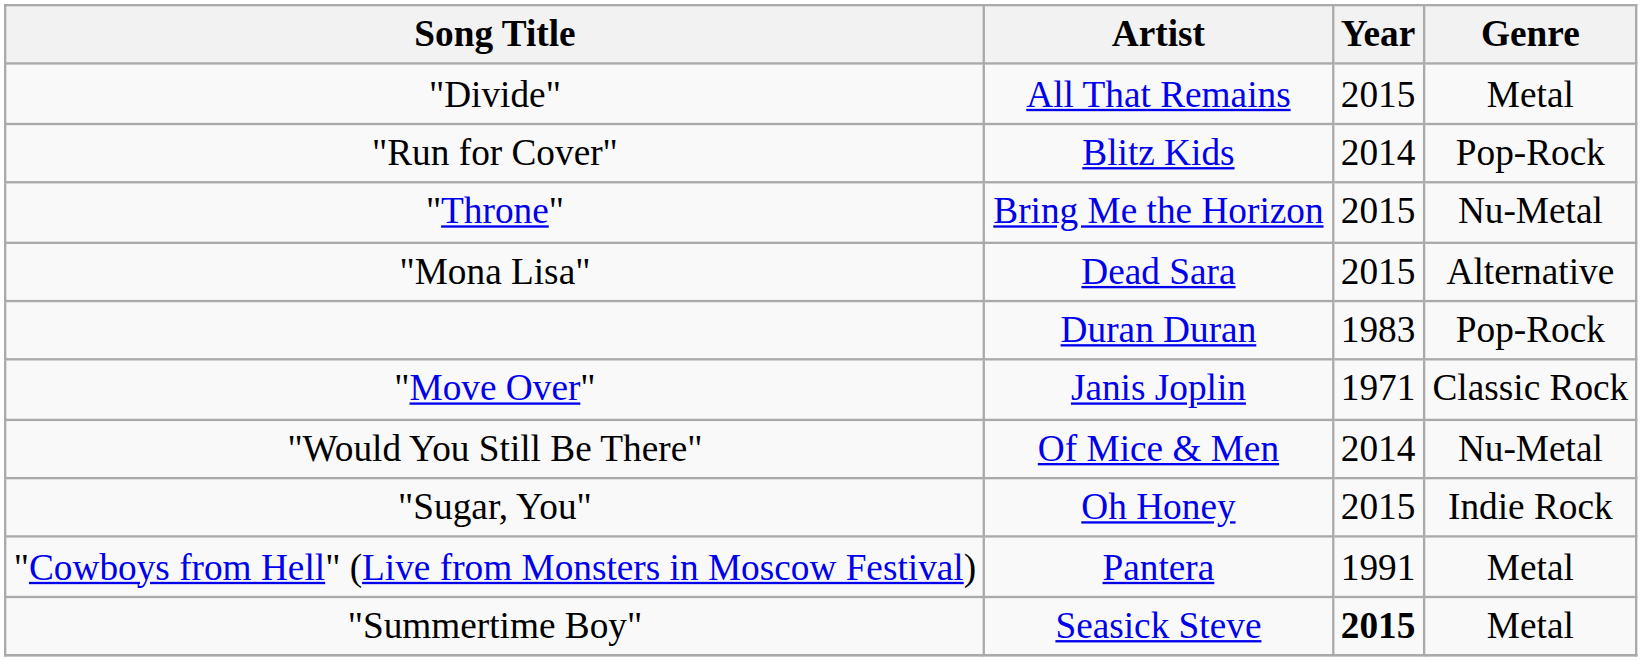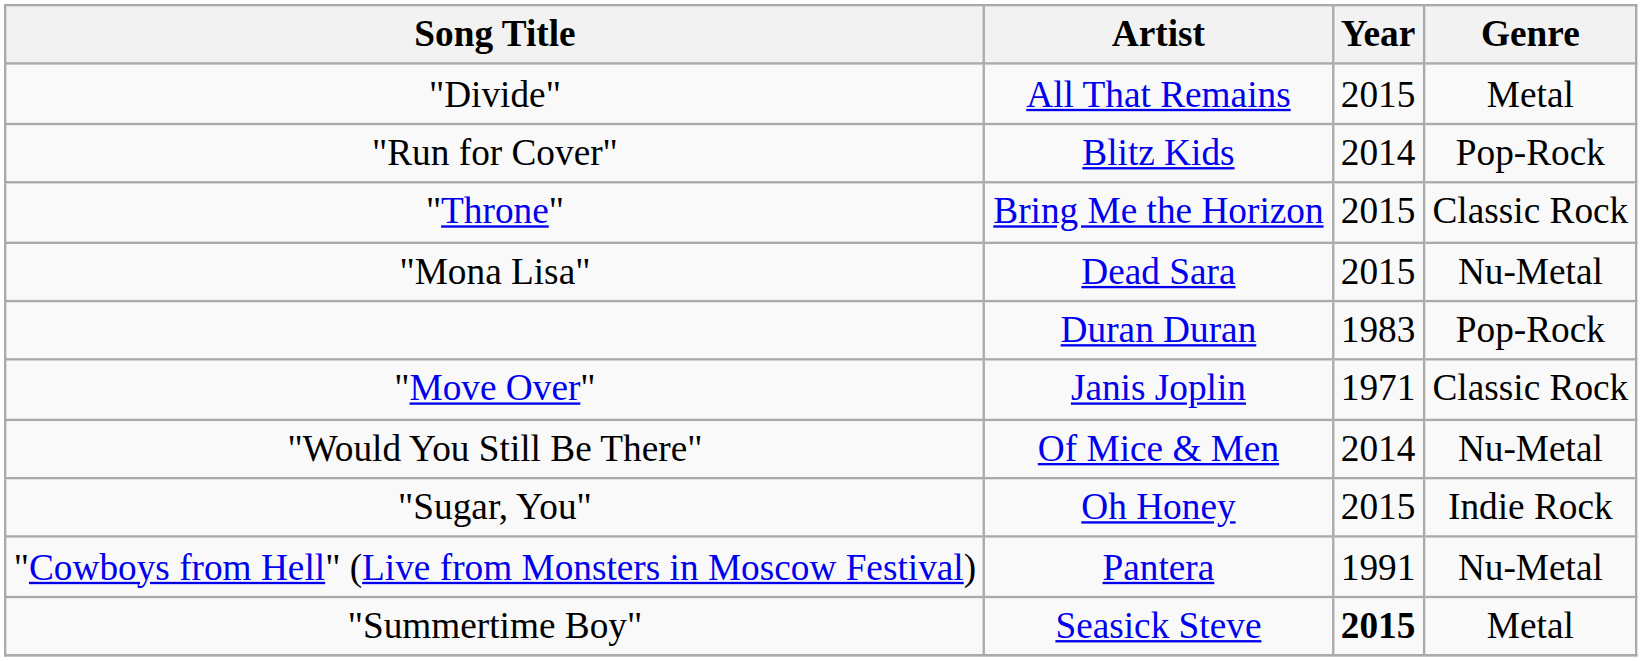(1530, 211) Nu-Metal -> (1530, 211) Classic Rock
(1530, 270) Alternative -> (1530, 270) Nu-Metal
(1530, 566) Metal -> (1530, 566) Nu-Metal
